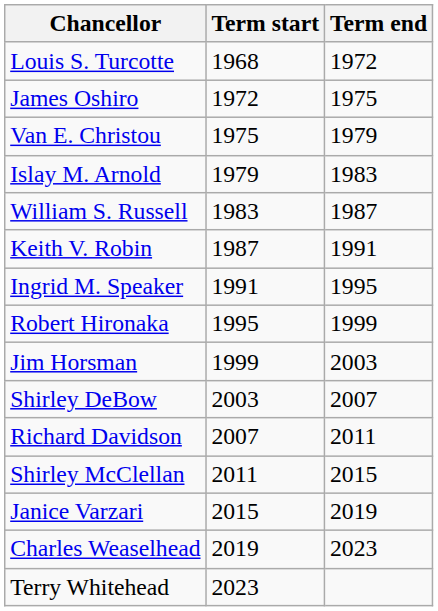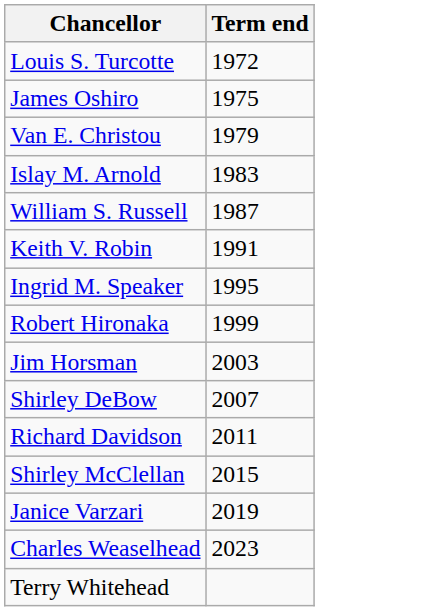- column: (265, 23)
